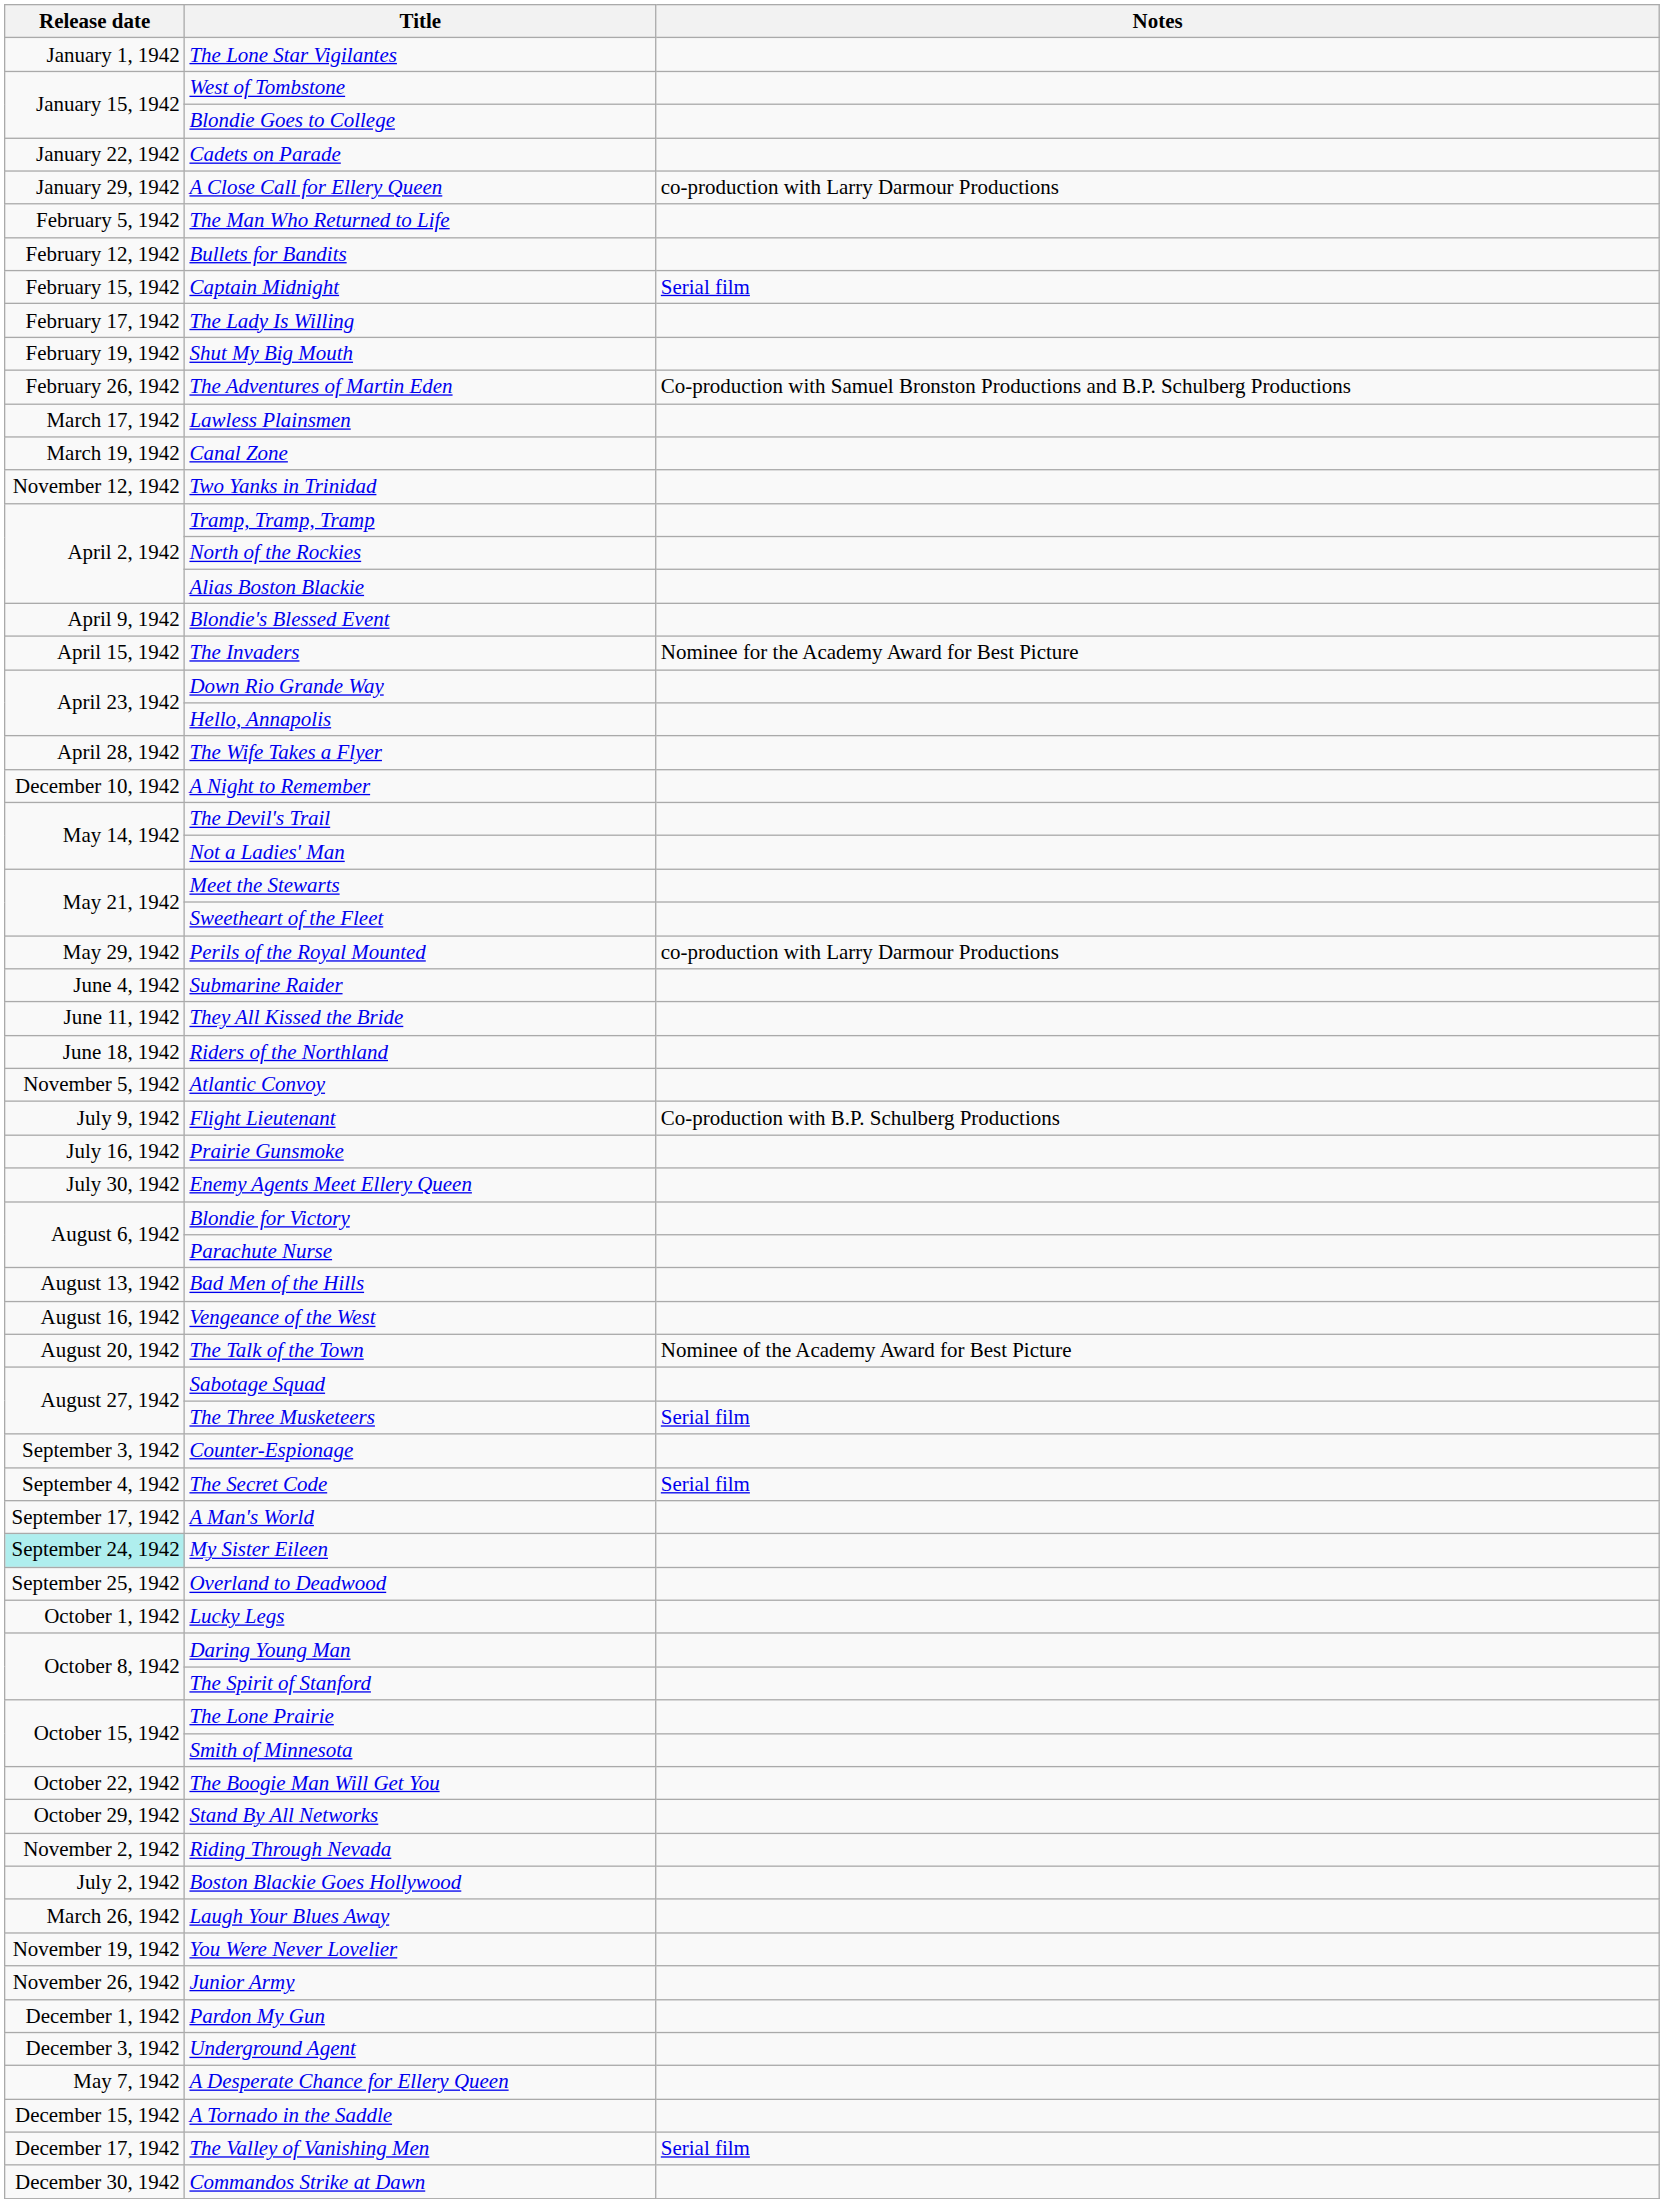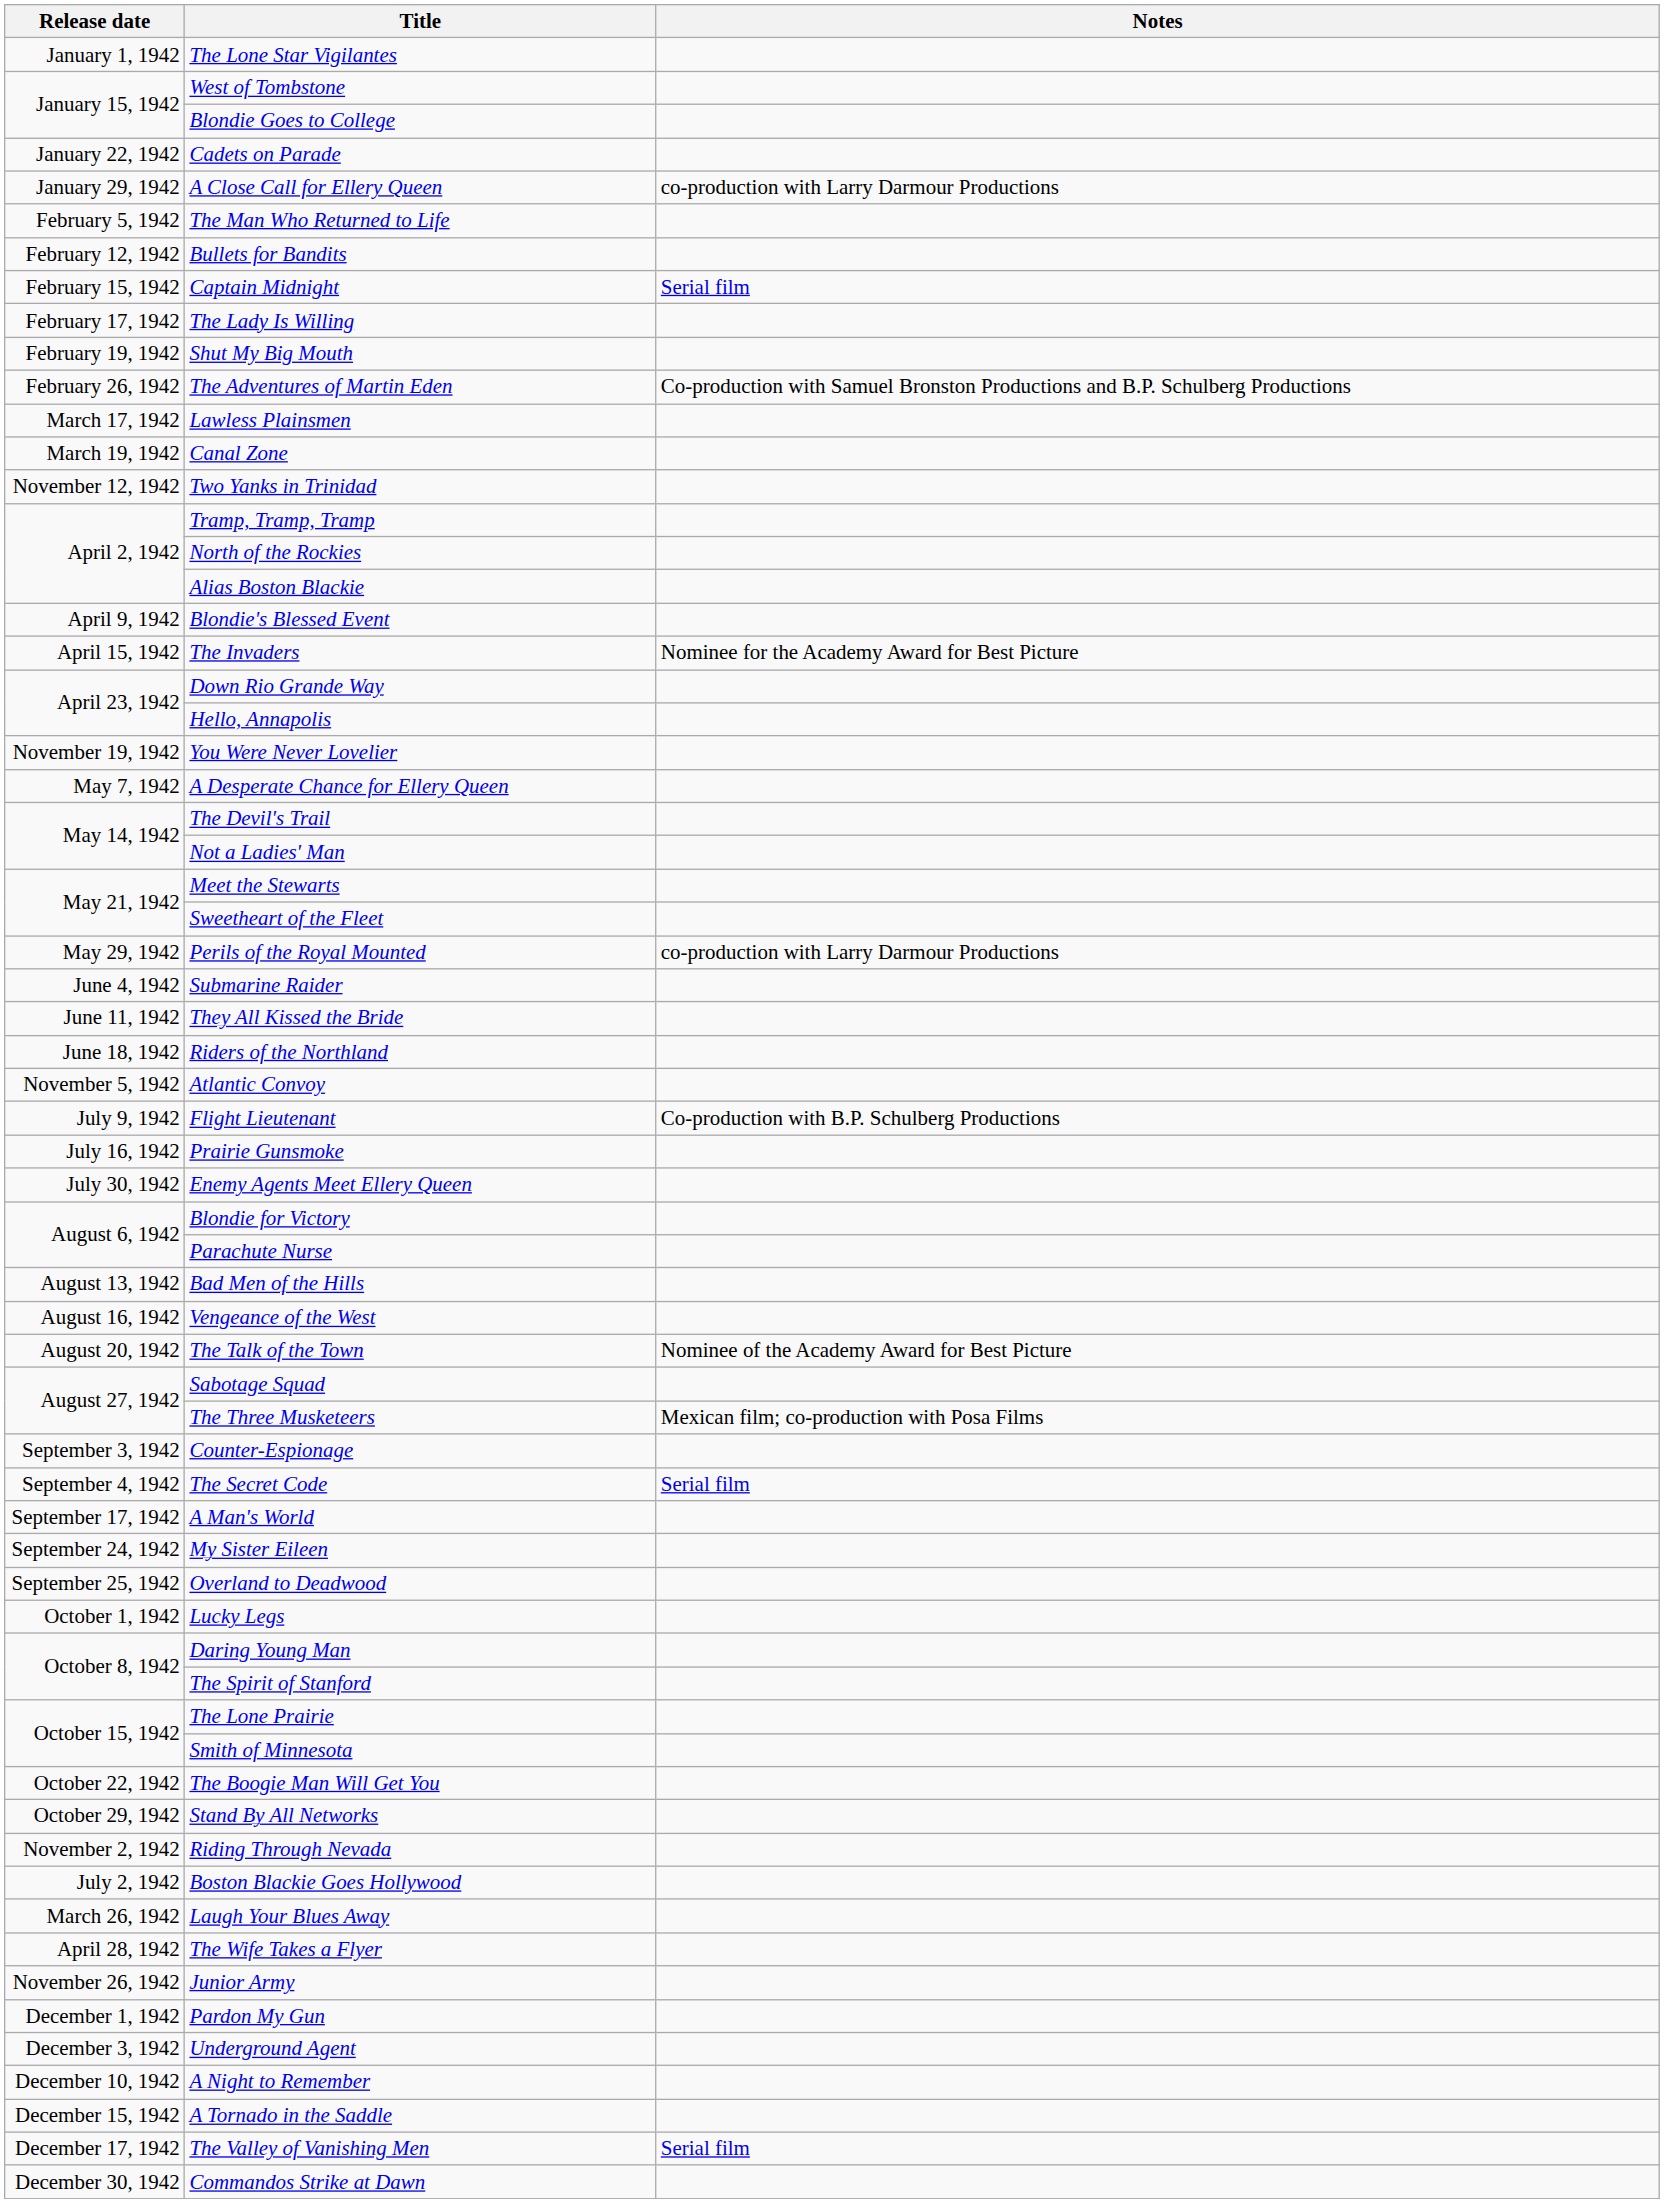rows swapped: (286, 752) <-> (293, 1949)
rows swapped: (349, 2082) <-> (280, 785)
(705, 1417) Serial film -> (852, 1417) Mexican film; co-production with Posa Films
(96, 1550) paleturquoise background -> (96, 1550) no background
